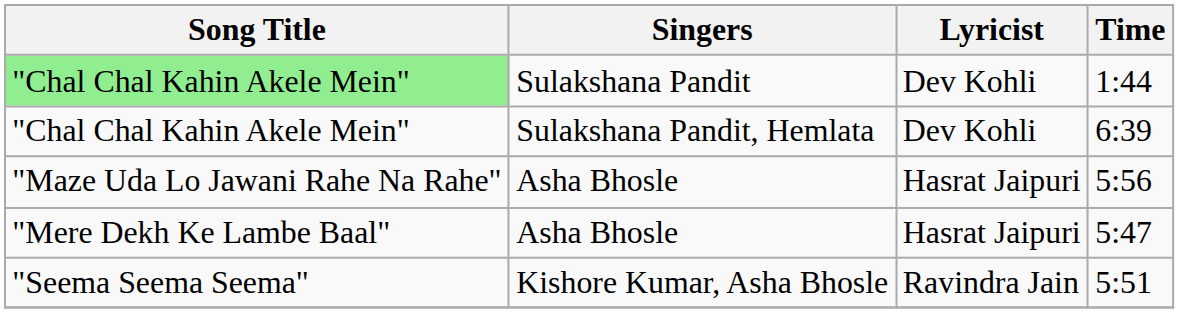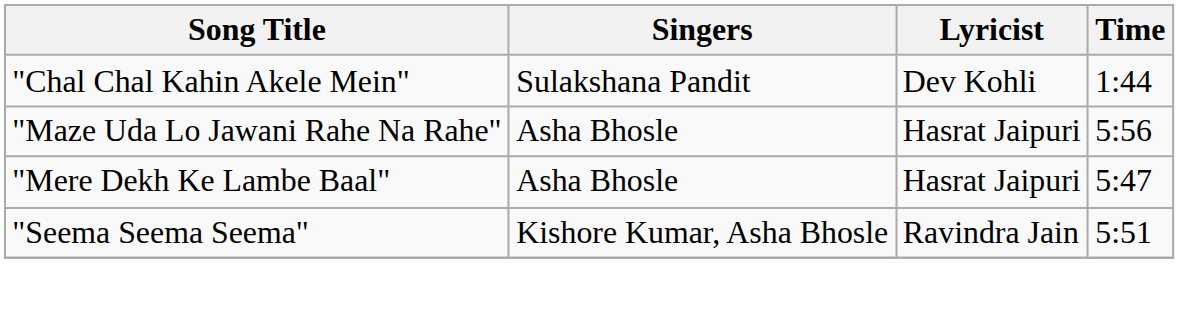(211, 80) lightgreen background -> (211, 80) no background
- row: (1124, 130)
